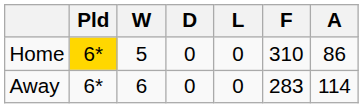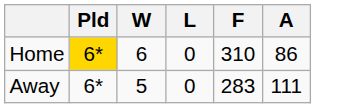- column: (190, 20)
(142, 53) 5 -> (142, 53) 6
(142, 86) 6 -> (142, 86) 5
(334, 86) 114 -> (286, 86) 111
